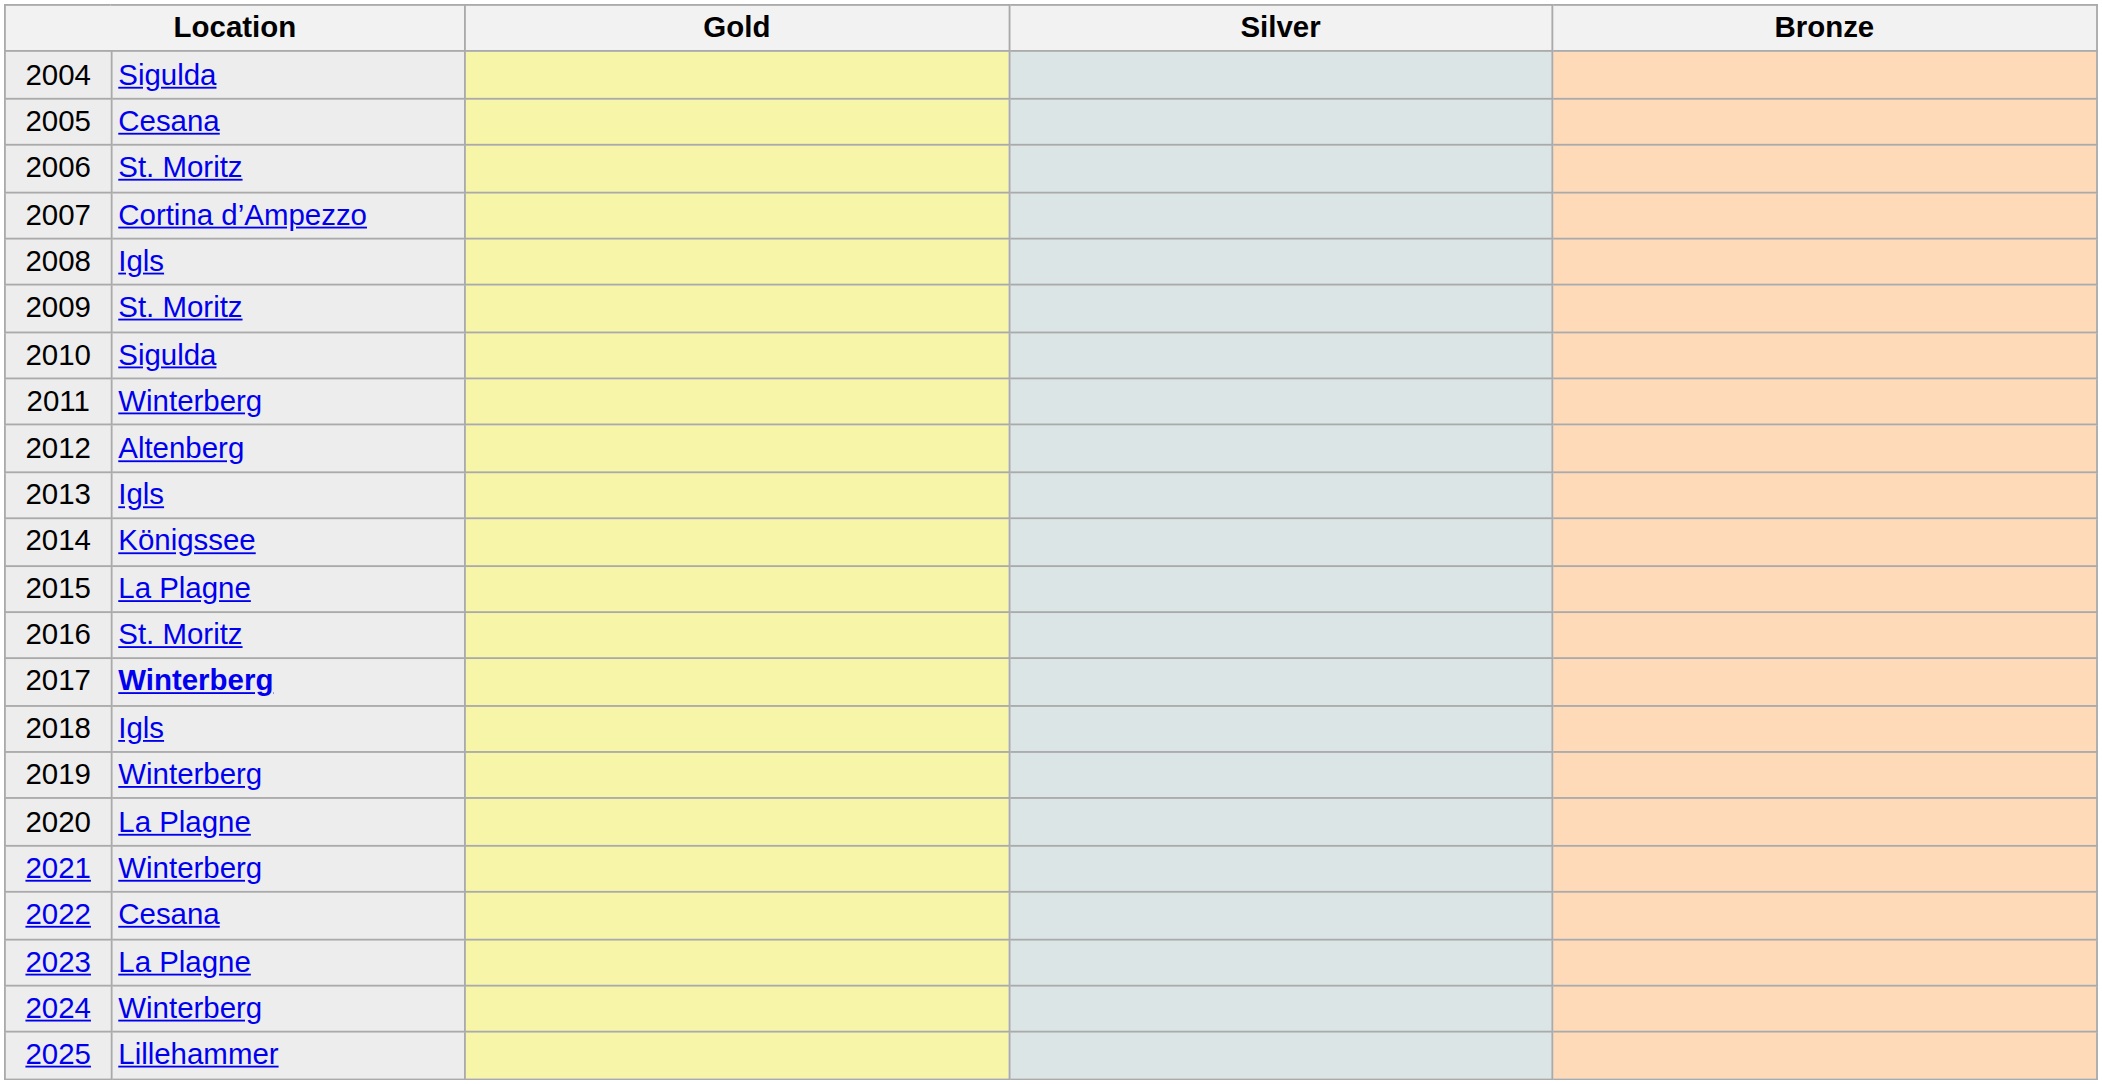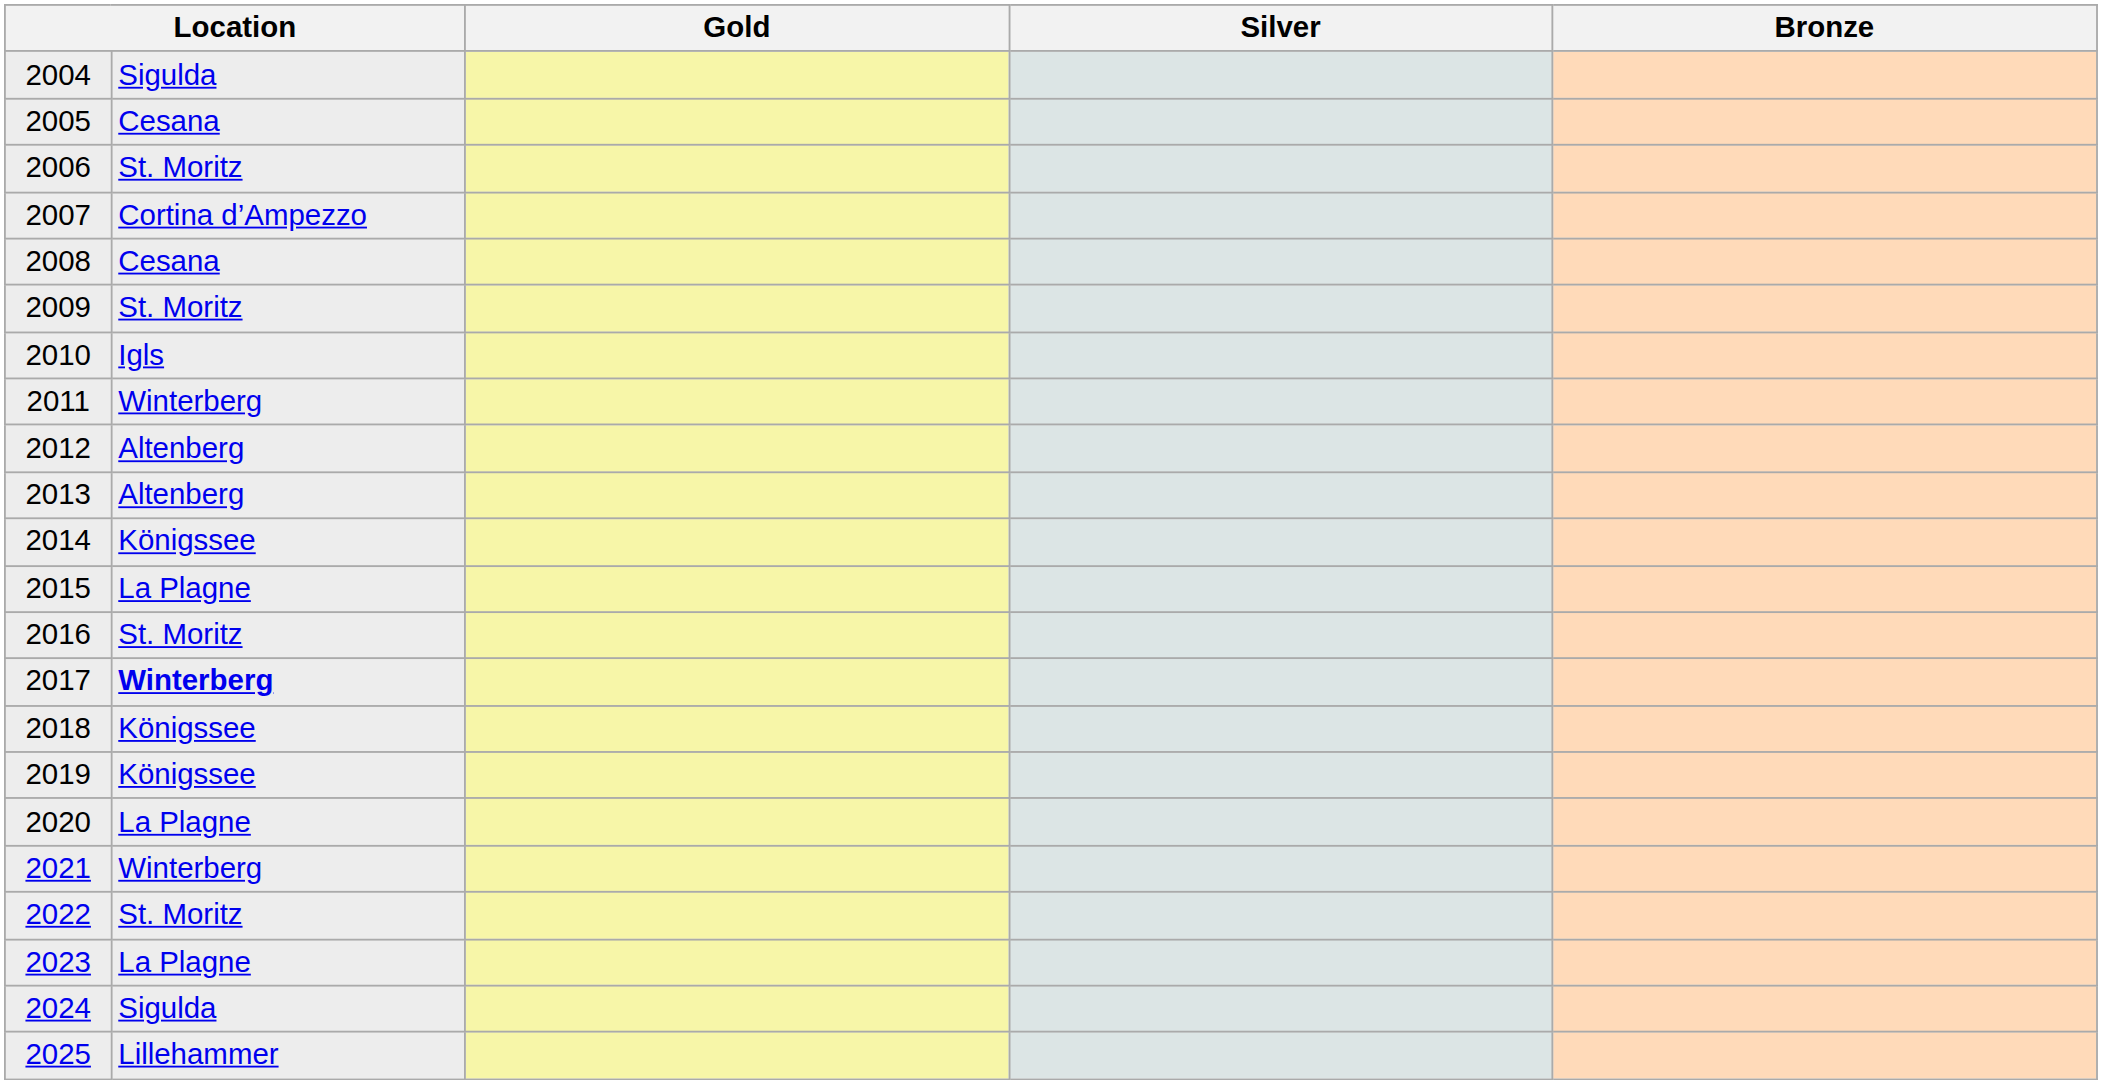(141, 261) Igls -> (169, 261) Cesana
(167, 354) Sigulda -> (141, 354) Igls
(141, 494) Igls -> (181, 494) Altenberg
(141, 728) Igls -> (187, 728) Königssee
(190, 774) Winterberg -> (187, 774) Königssee
(169, 914) Cesana -> (180, 914) St. Moritz
(190, 1008) Winterberg -> (167, 1008) Sigulda
